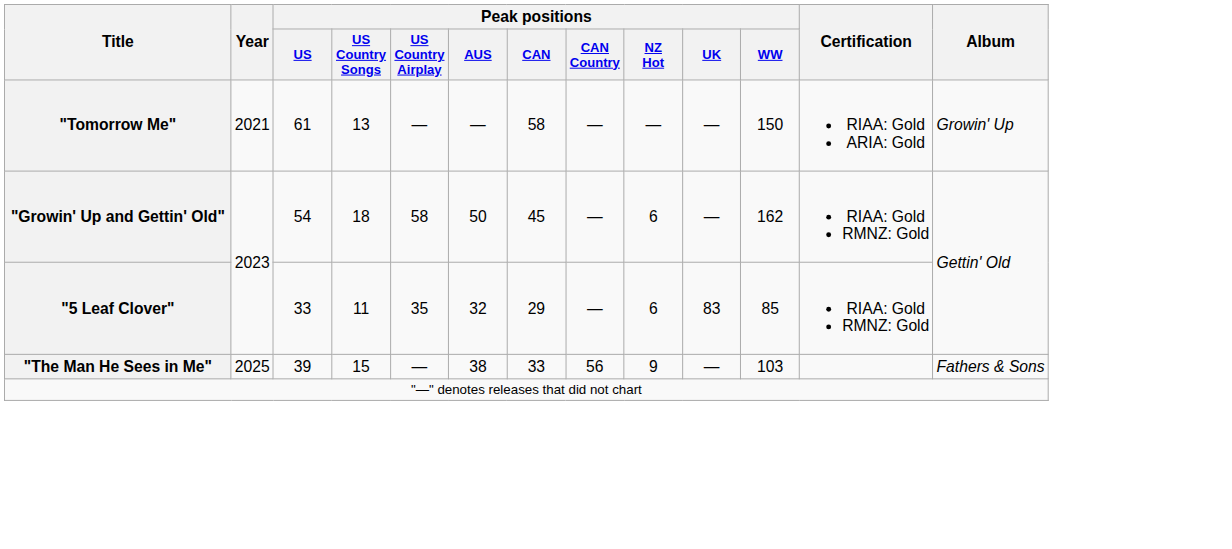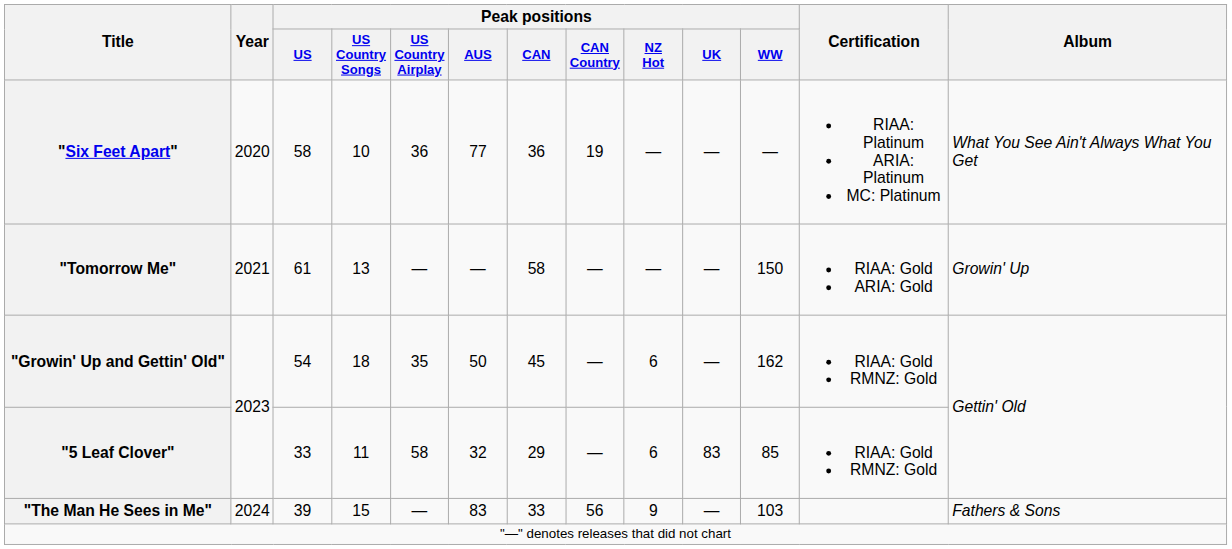+ row: (118, 151)
(419, 216) 58 -> (419, 361) 35
(419, 308) 35 -> (419, 452) 58
(252, 366) 2025 -> (252, 511) 2024
(478, 366) 38 -> (478, 511) 83
